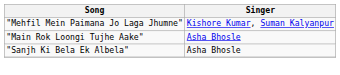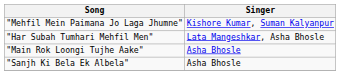+ row: (80, 38)
